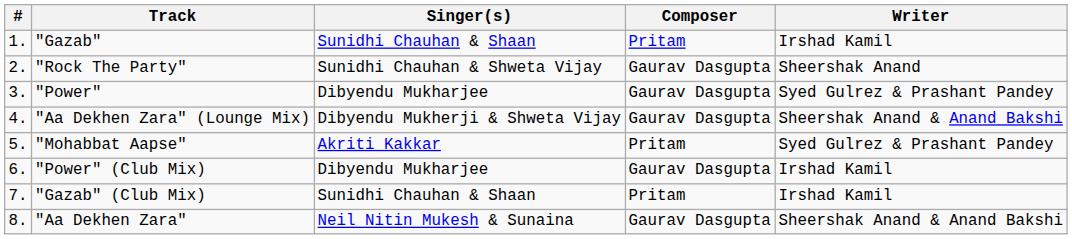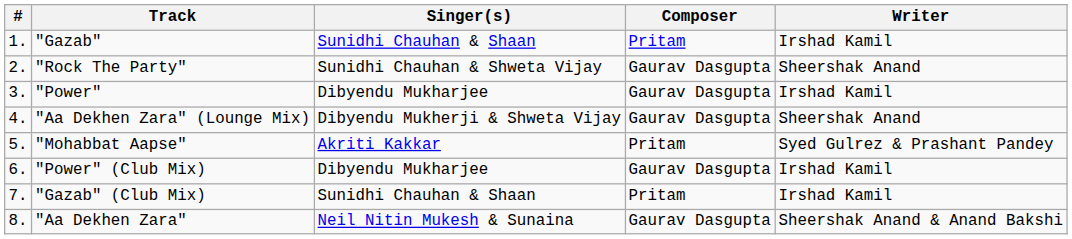(916, 94) Syed Gulrez & Prashant Pandey -> (835, 94) Irshad Kamil
(921, 120) Sheershak Anand & Anand Bakshi -> (850, 120) Sheershak Anand
